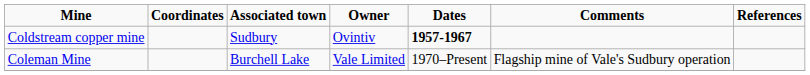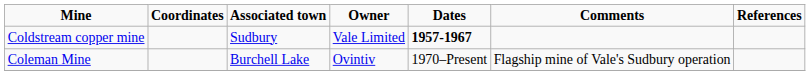(354, 37) Ovintiv -> (369, 37) Vale Limited
(369, 59) Vale Limited -> (354, 59) Ovintiv
